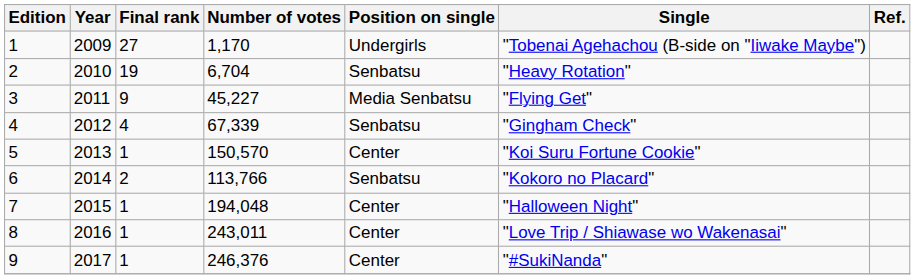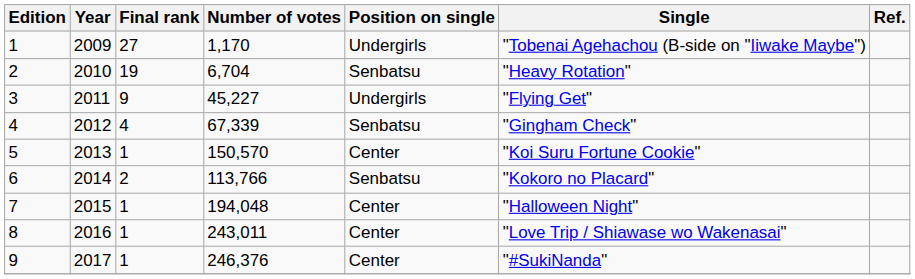(410, 98) Media Senbatsu -> (387, 98) Undergirls
